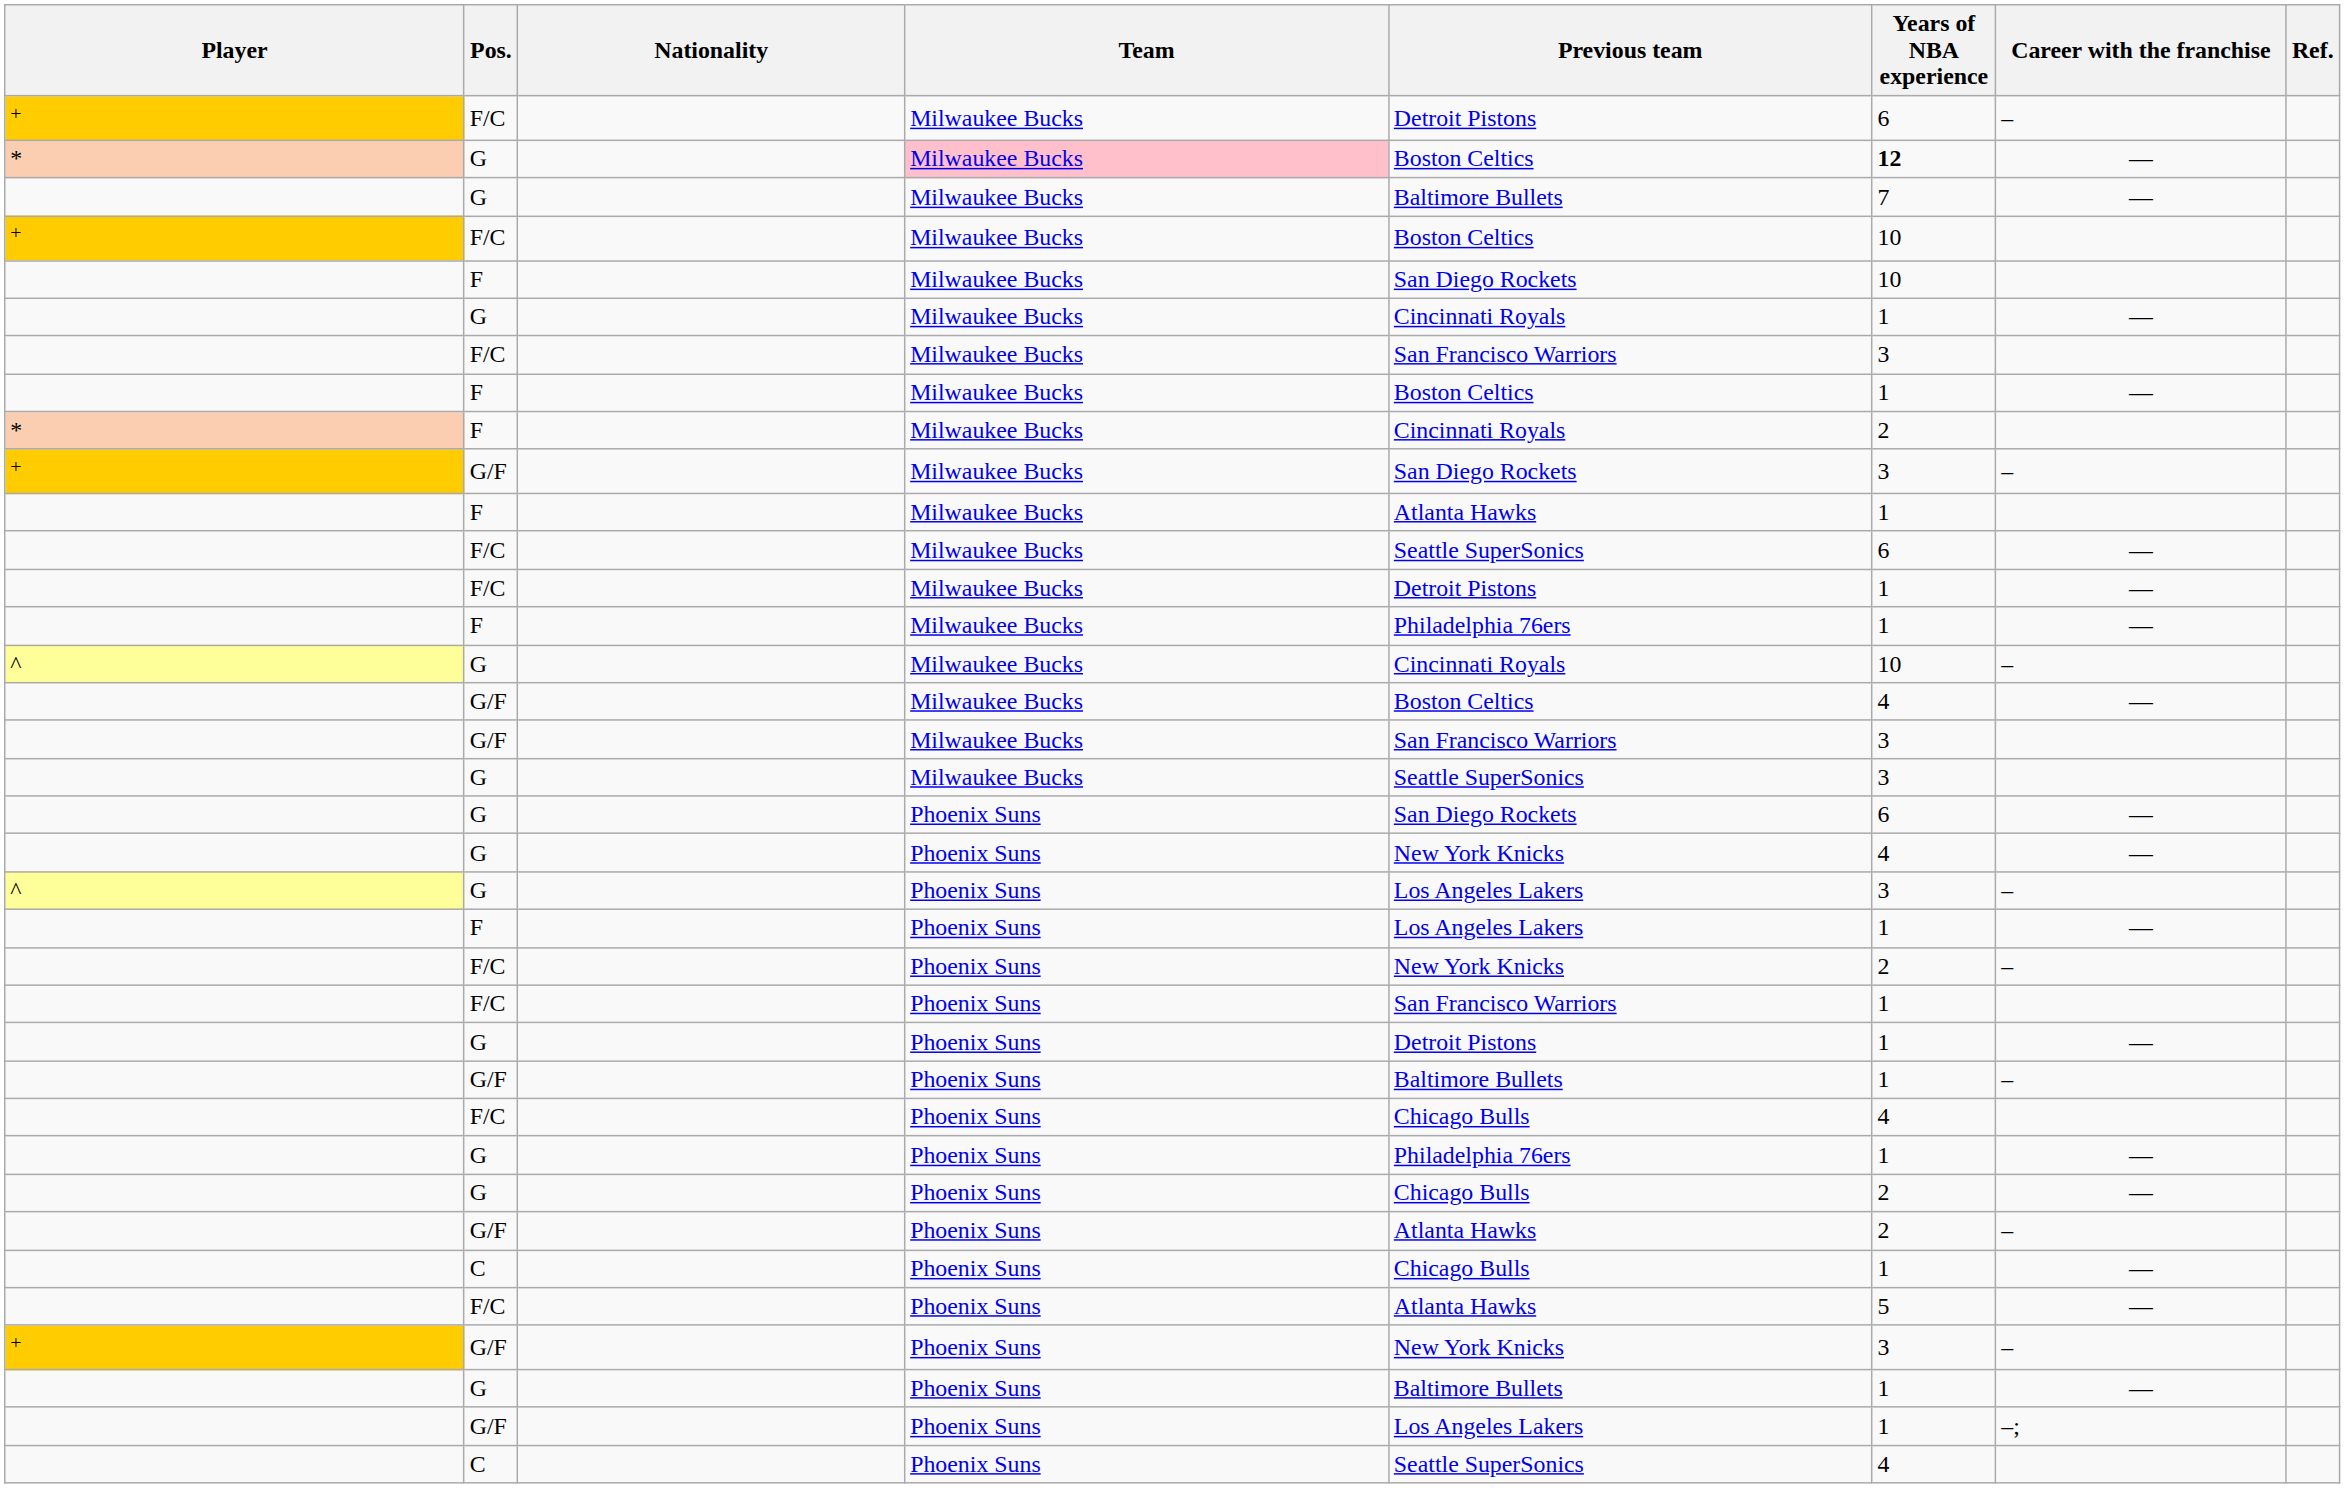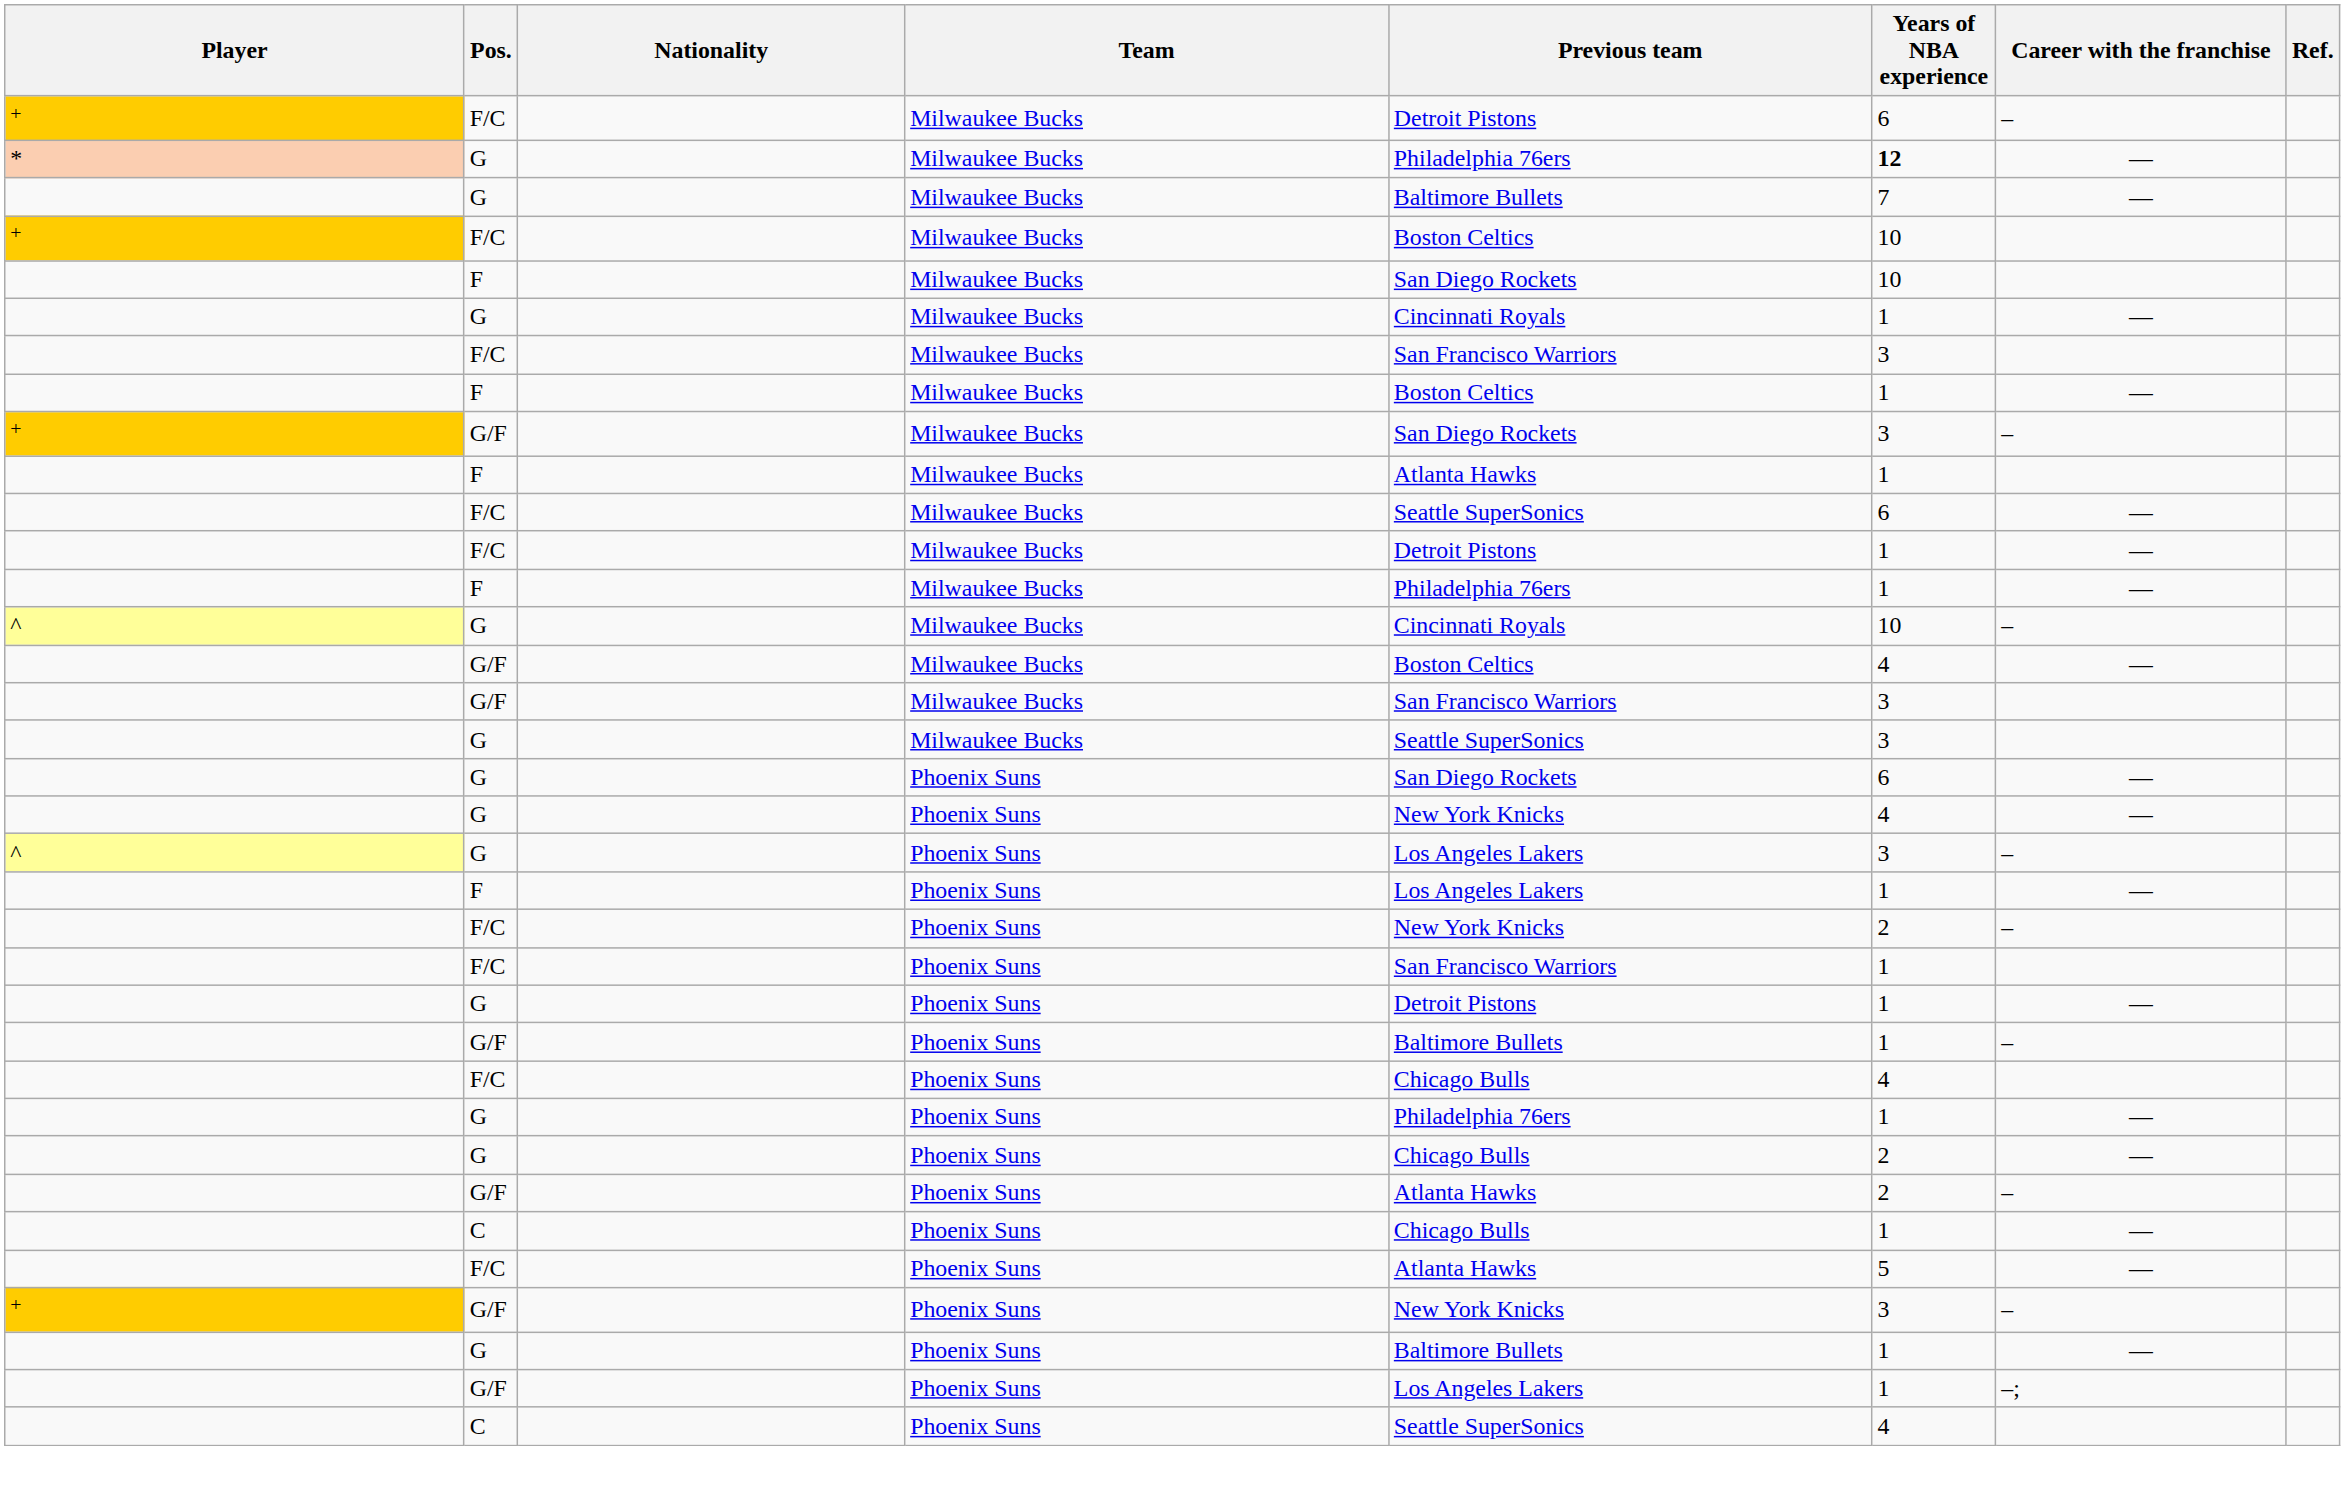(997, 159) pink background -> (997, 159) no background
(1464, 159) Boston Celtics -> (1482, 159) Philadelphia 76ers
- row: (16, 430)
